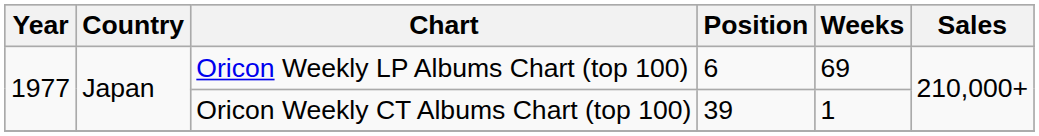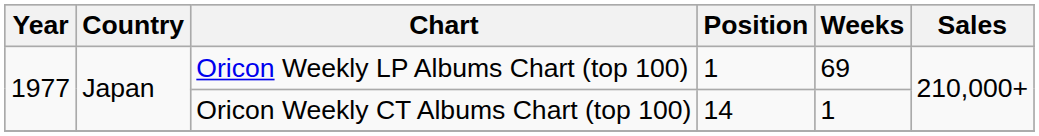(711, 67) 6 -> (711, 67) 1
(718, 109) 39 -> (718, 109) 14
